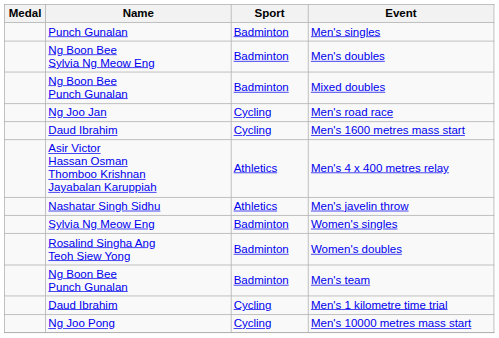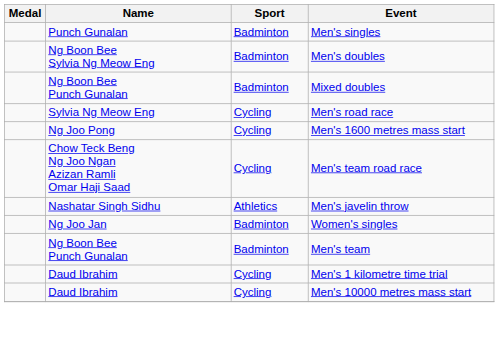(77, 112) Ng Joo Jan -> (101, 112) Sylvia Ng Meow Eng
(83, 130) Daud Ibrahim -> (82, 130) Ng Joo Pong
+ row: (366, 168)
- row: (380, 168)
(101, 224) Sylvia Ng Meow Eng -> (77, 224) Ng Joo Jan
- row: (356, 249)
(82, 323) Ng Joo Pong -> (83, 292) Daud Ibrahim
